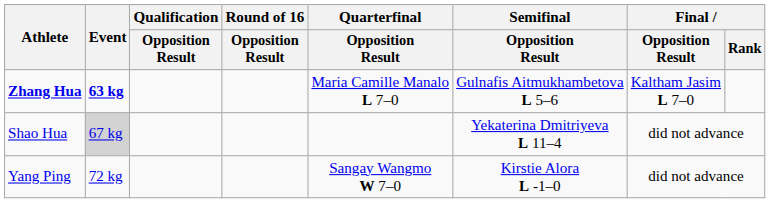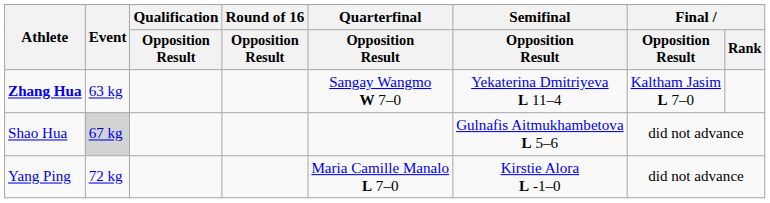(106, 91) bold -> (106, 91) normal
(380, 91) Maria Camille Manalo L 7–0 -> (380, 91) Sangay Wangmo W 7–0
(540, 91) Gulnafis Aitmukhambetova L 5–6 -> (540, 91) Yekaterina Dmitriyeva L 11–4
(540, 134) Yekaterina Dmitriyeva L 11–4 -> (540, 134) Gulnafis Aitmukhambetova L 5–6
(380, 177) Sangay Wangmo W 7–0 -> (380, 177) Maria Camille Manalo L 7–0
